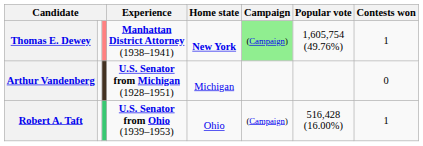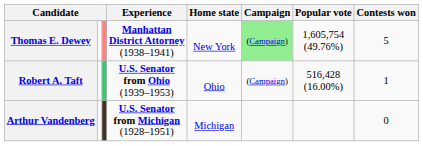(214, 46) bold -> (214, 46) normal
(386, 40) 1 -> (386, 40) 5
rows swapped: (51, 120) <-> (51, 80)
